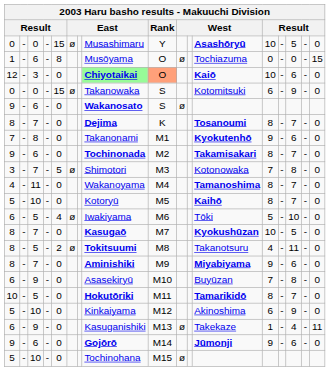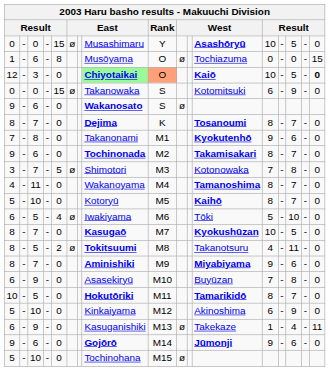(294, 75) 6 -> (294, 75) 5
(317, 75) normal -> (317, 75) bold
